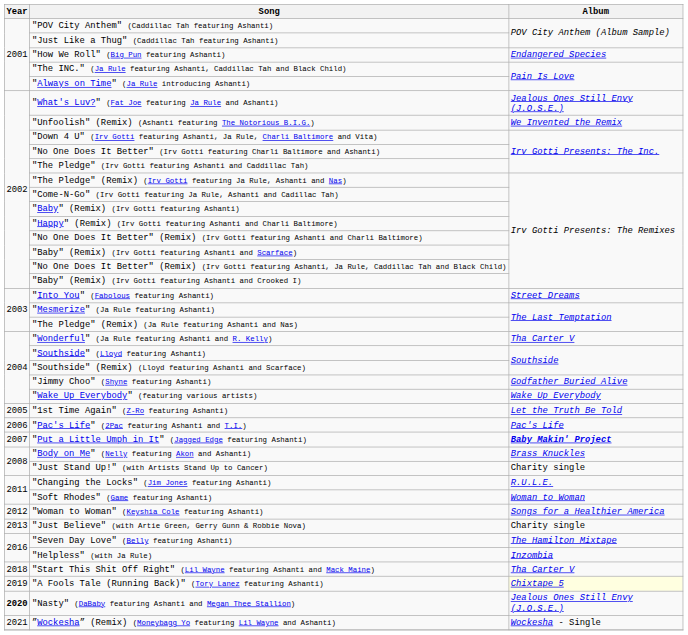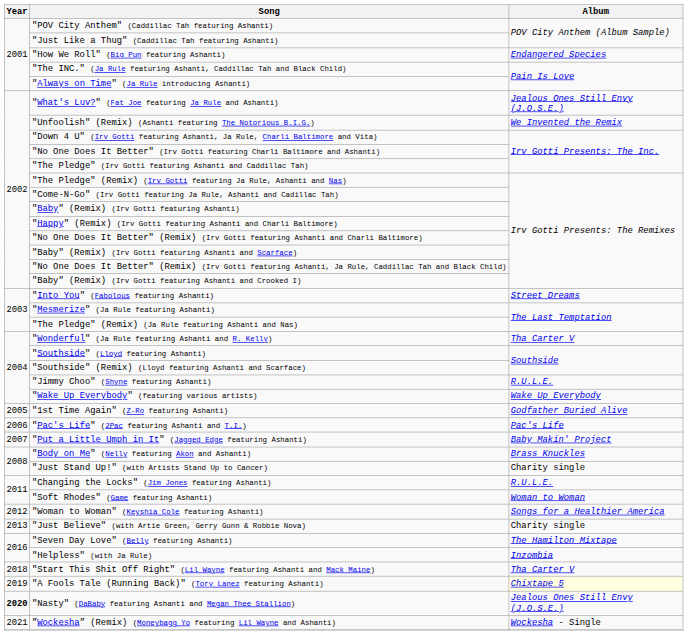(569, 382) Godfather Buried Alive -> (532, 382) R.U.L.E.
(566, 411) Let the Truth Be Told -> (569, 411) Godfather Buried Alive
(561, 440) bold -> (561, 440) normal
